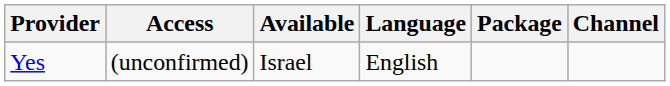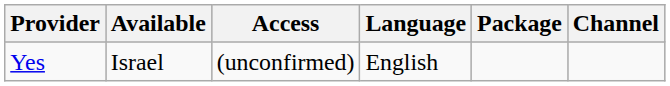columns swapped: (180, 23) <-> (307, 23)
